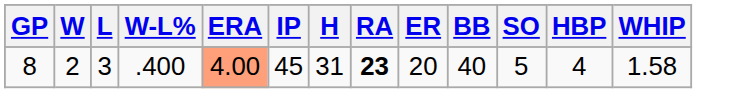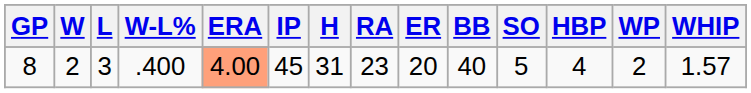+ column: (639, 26)
(375, 67) bold -> (375, 67) normal
(652, 67) 1.58 -> (706, 67) 1.57
